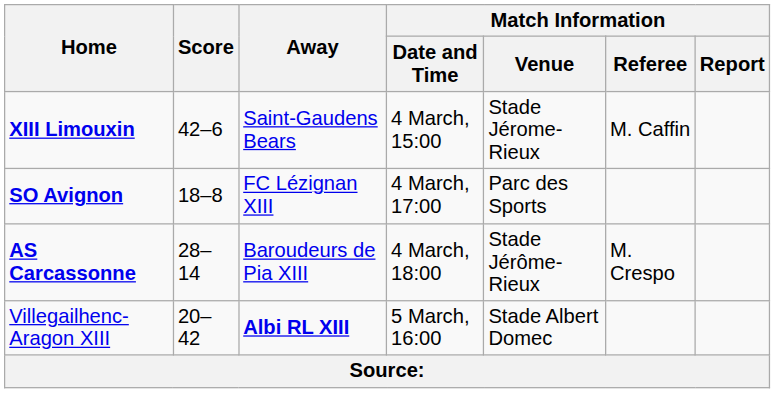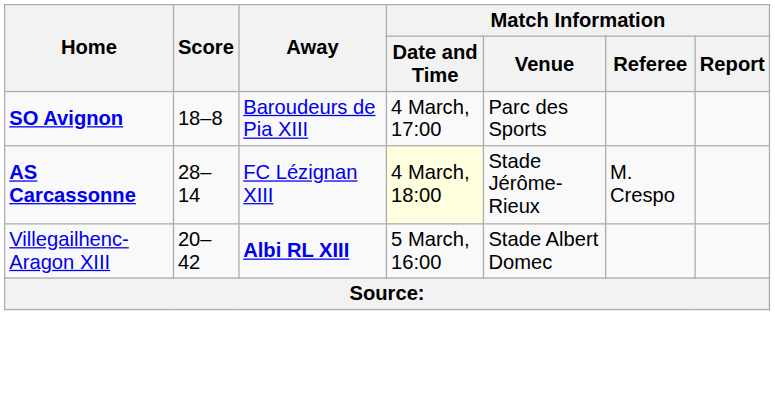- row: (72, 129)
(300, 195) FC Lézignan XIII -> (309, 118) Baroudeurs de Pia XIII
(309, 261) Baroudeurs de Pia XIII -> (300, 184) FC Lézignan XIII
(430, 261) no background -> (430, 184) lightyellow background
